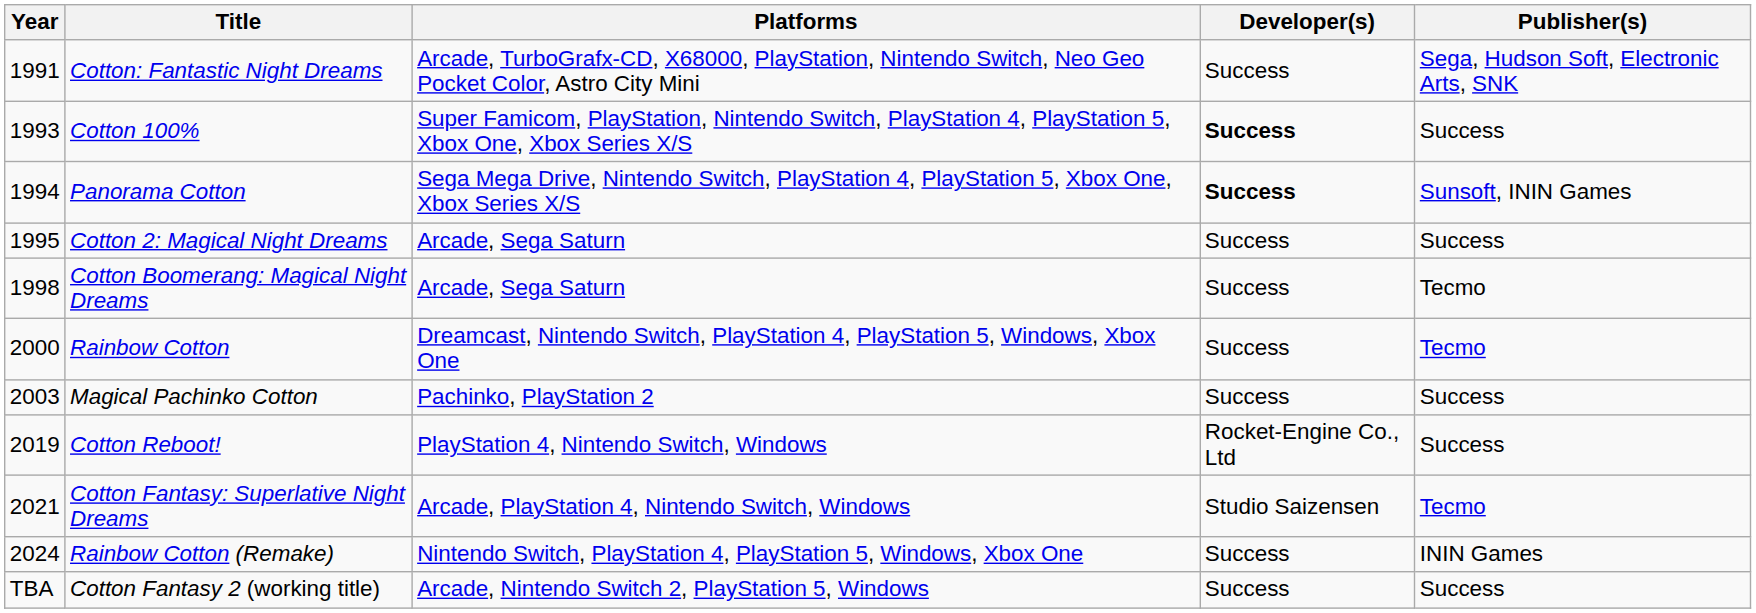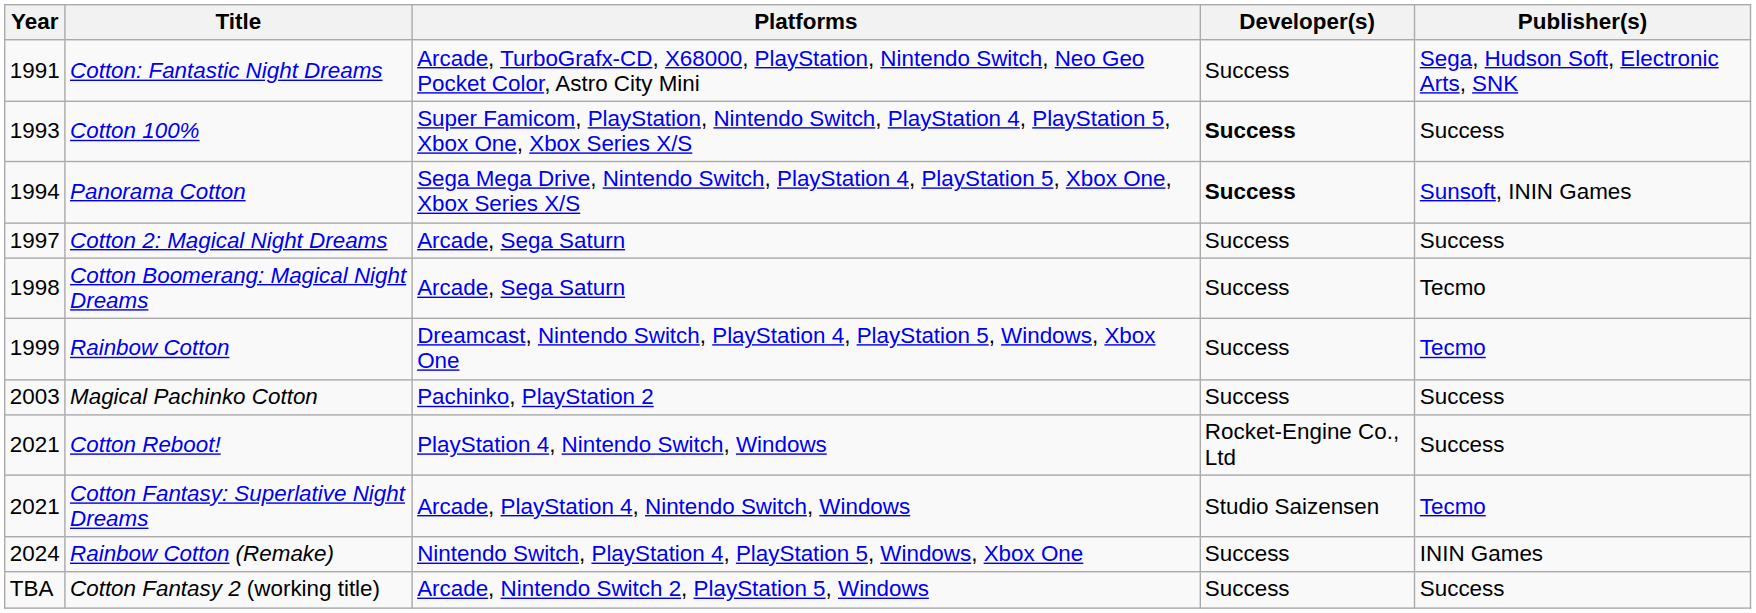(35, 239) 1995 -> (35, 239) 1997
(35, 348) 2000 -> (35, 348) 1999
(35, 445) 2019 -> (35, 445) 2021
